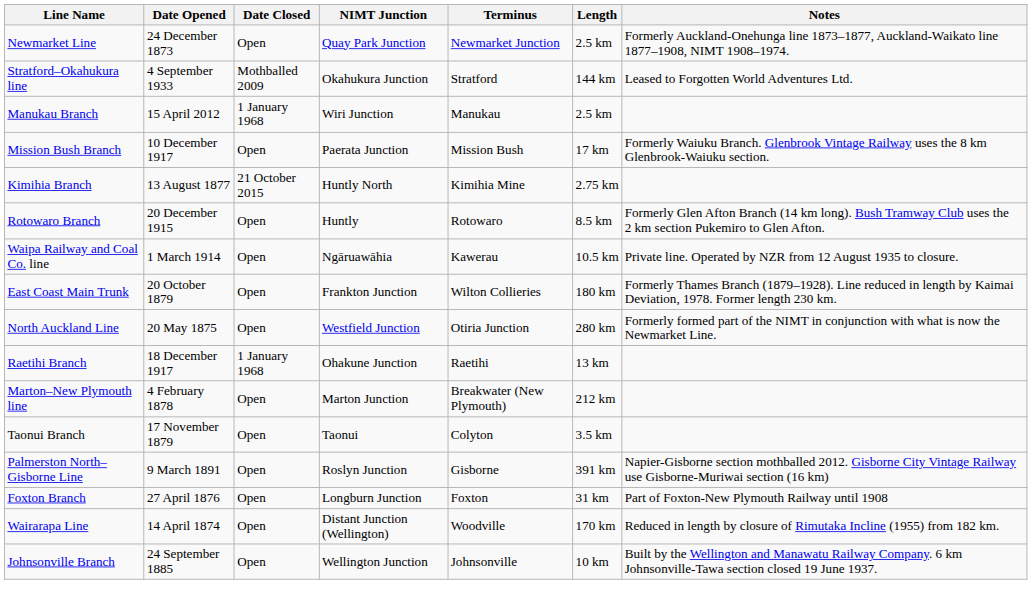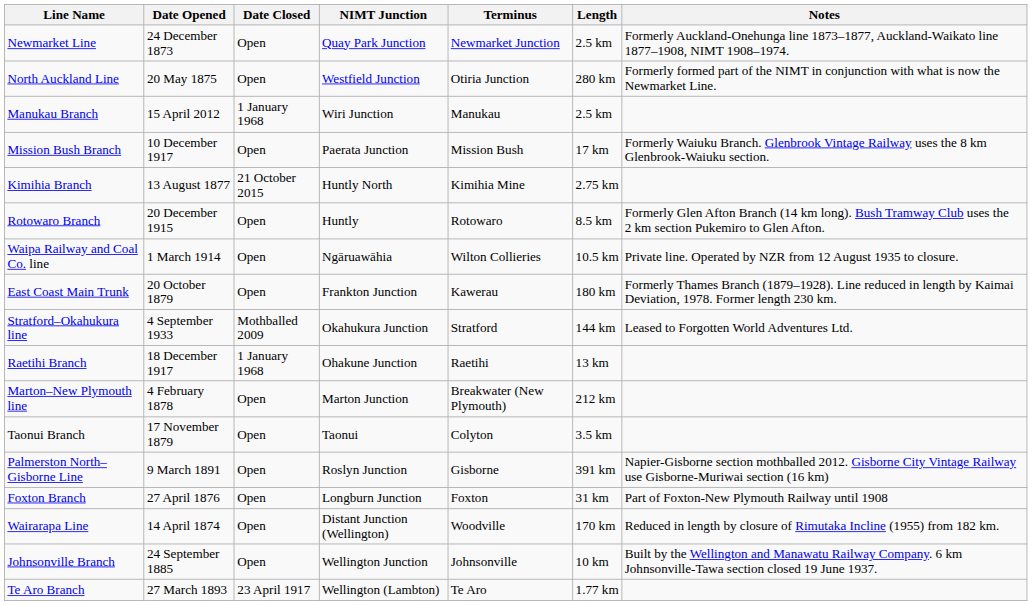rows swapped: (63, 327) <-> (63, 78)
(474, 256) Kawerau -> (496, 256) Wilton Collieries
(496, 292) Wilton Collieries -> (474, 292) Kawerau
+ row: (46, 590)
